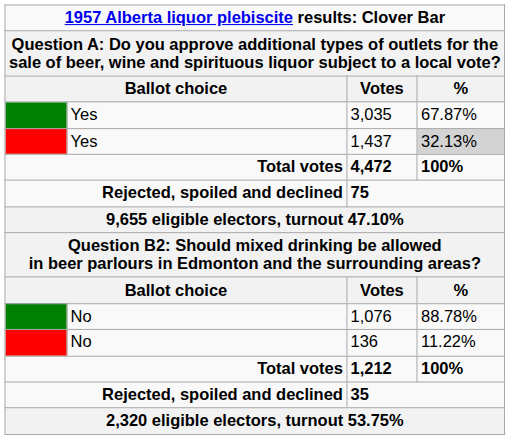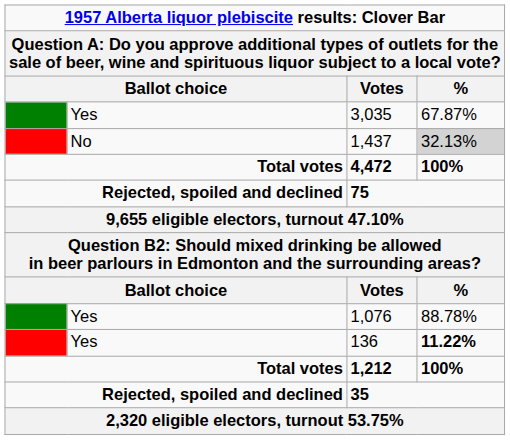(84, 141) Yes -> (81, 141) No
(81, 316) No -> (84, 316) Yes
(81, 342) No -> (84, 342) Yes
(448, 342) normal -> (448, 342) bold
